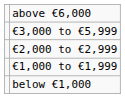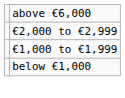- row: (65, 31)
